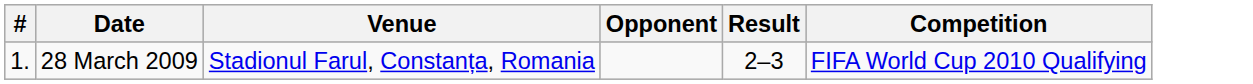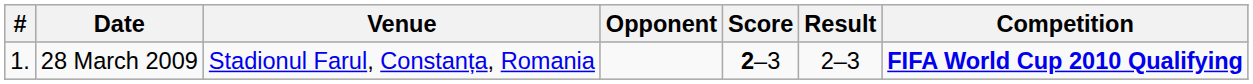+ column: (761, 24)
(979, 61) normal -> (1065, 61) bold
